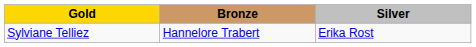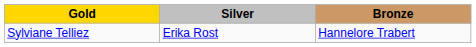columns swapped: (393, 14) <-> (238, 14)
